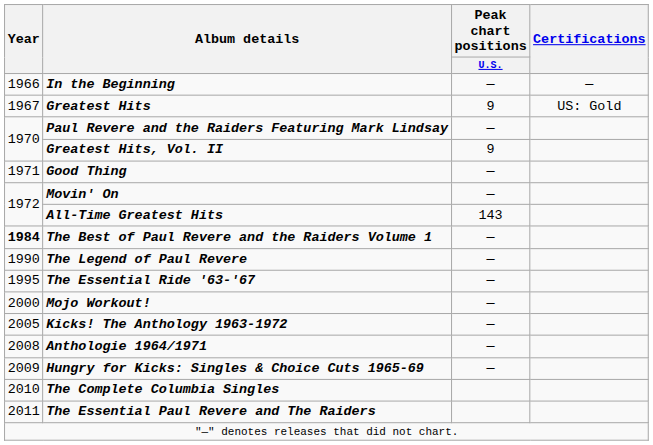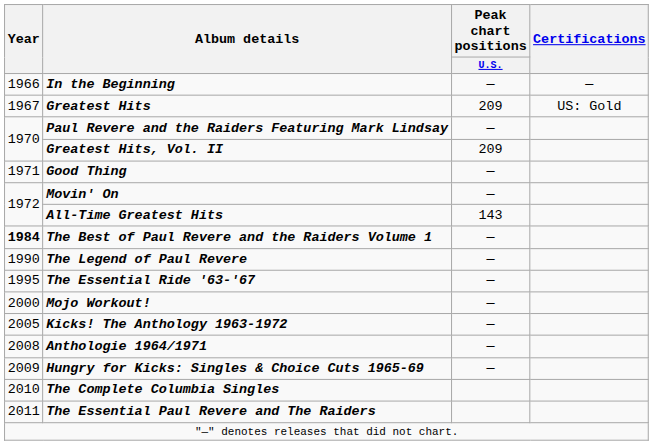(491, 106) 9 -> (491, 106) 209
(491, 150) 9 -> (491, 150) 209
